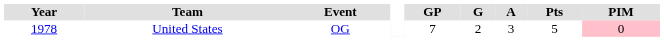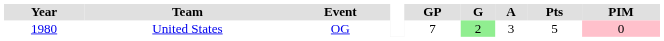(44, 28) 1978 -> (44, 28) 1980
(478, 28) no background -> (478, 28) lightgreen background
